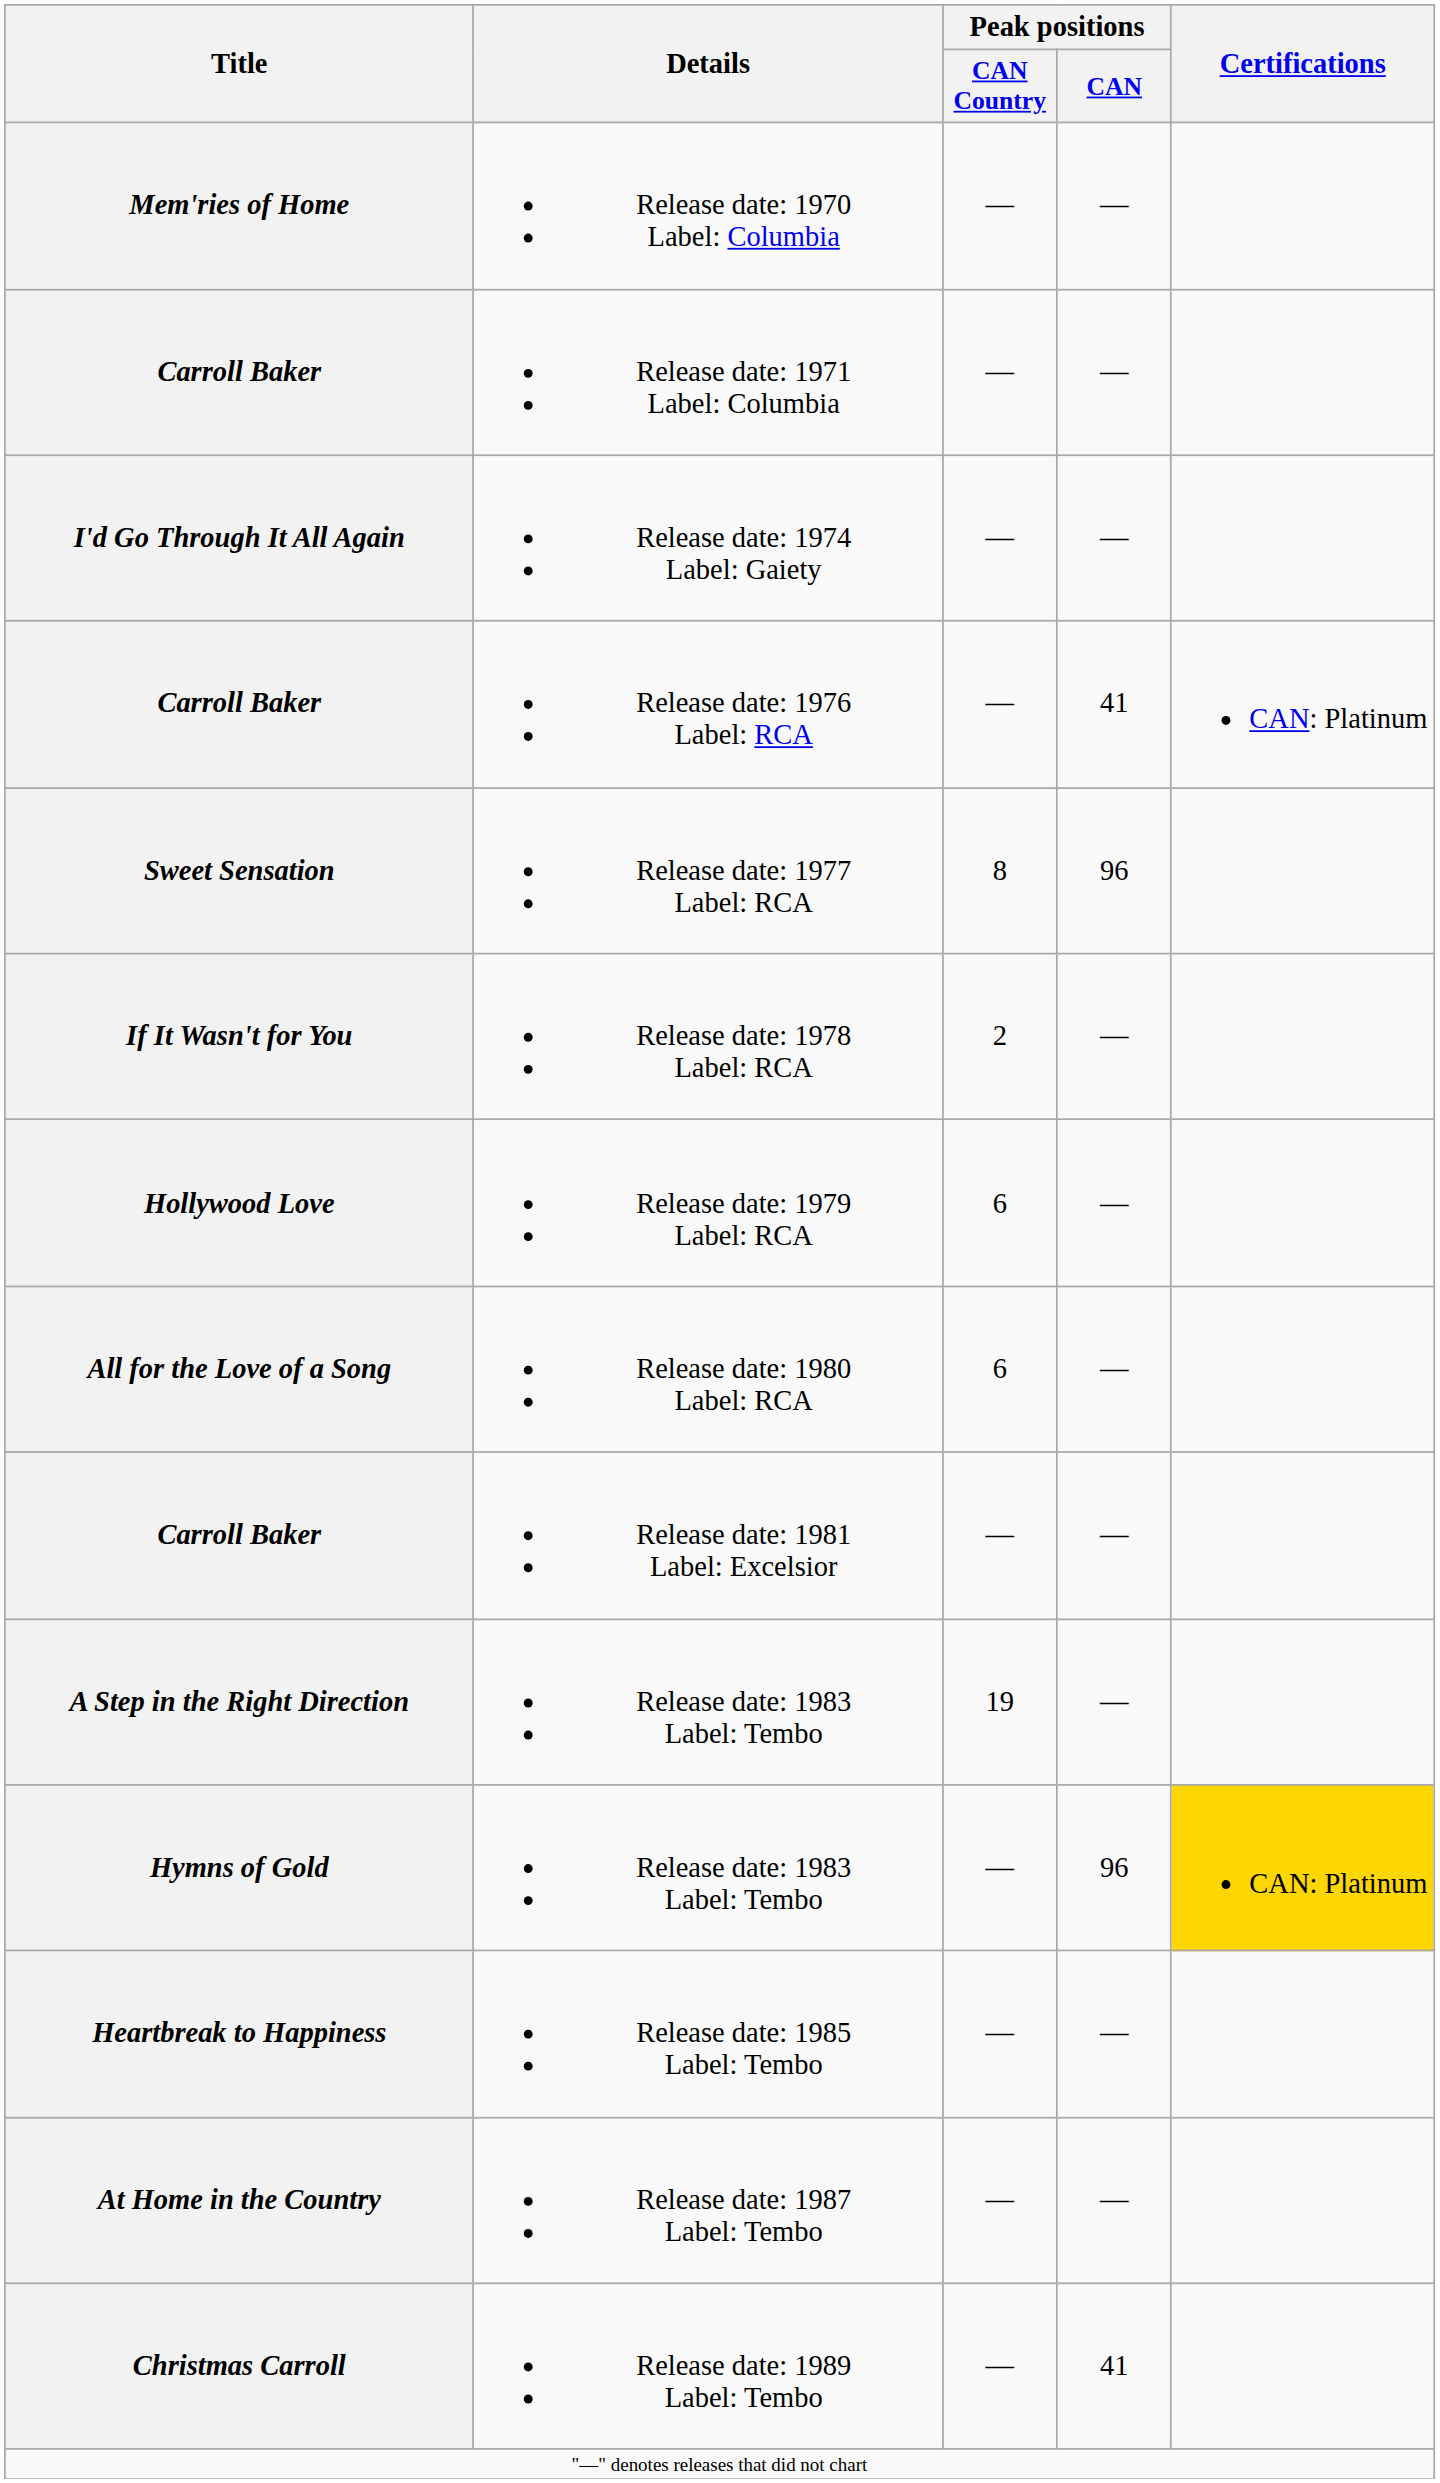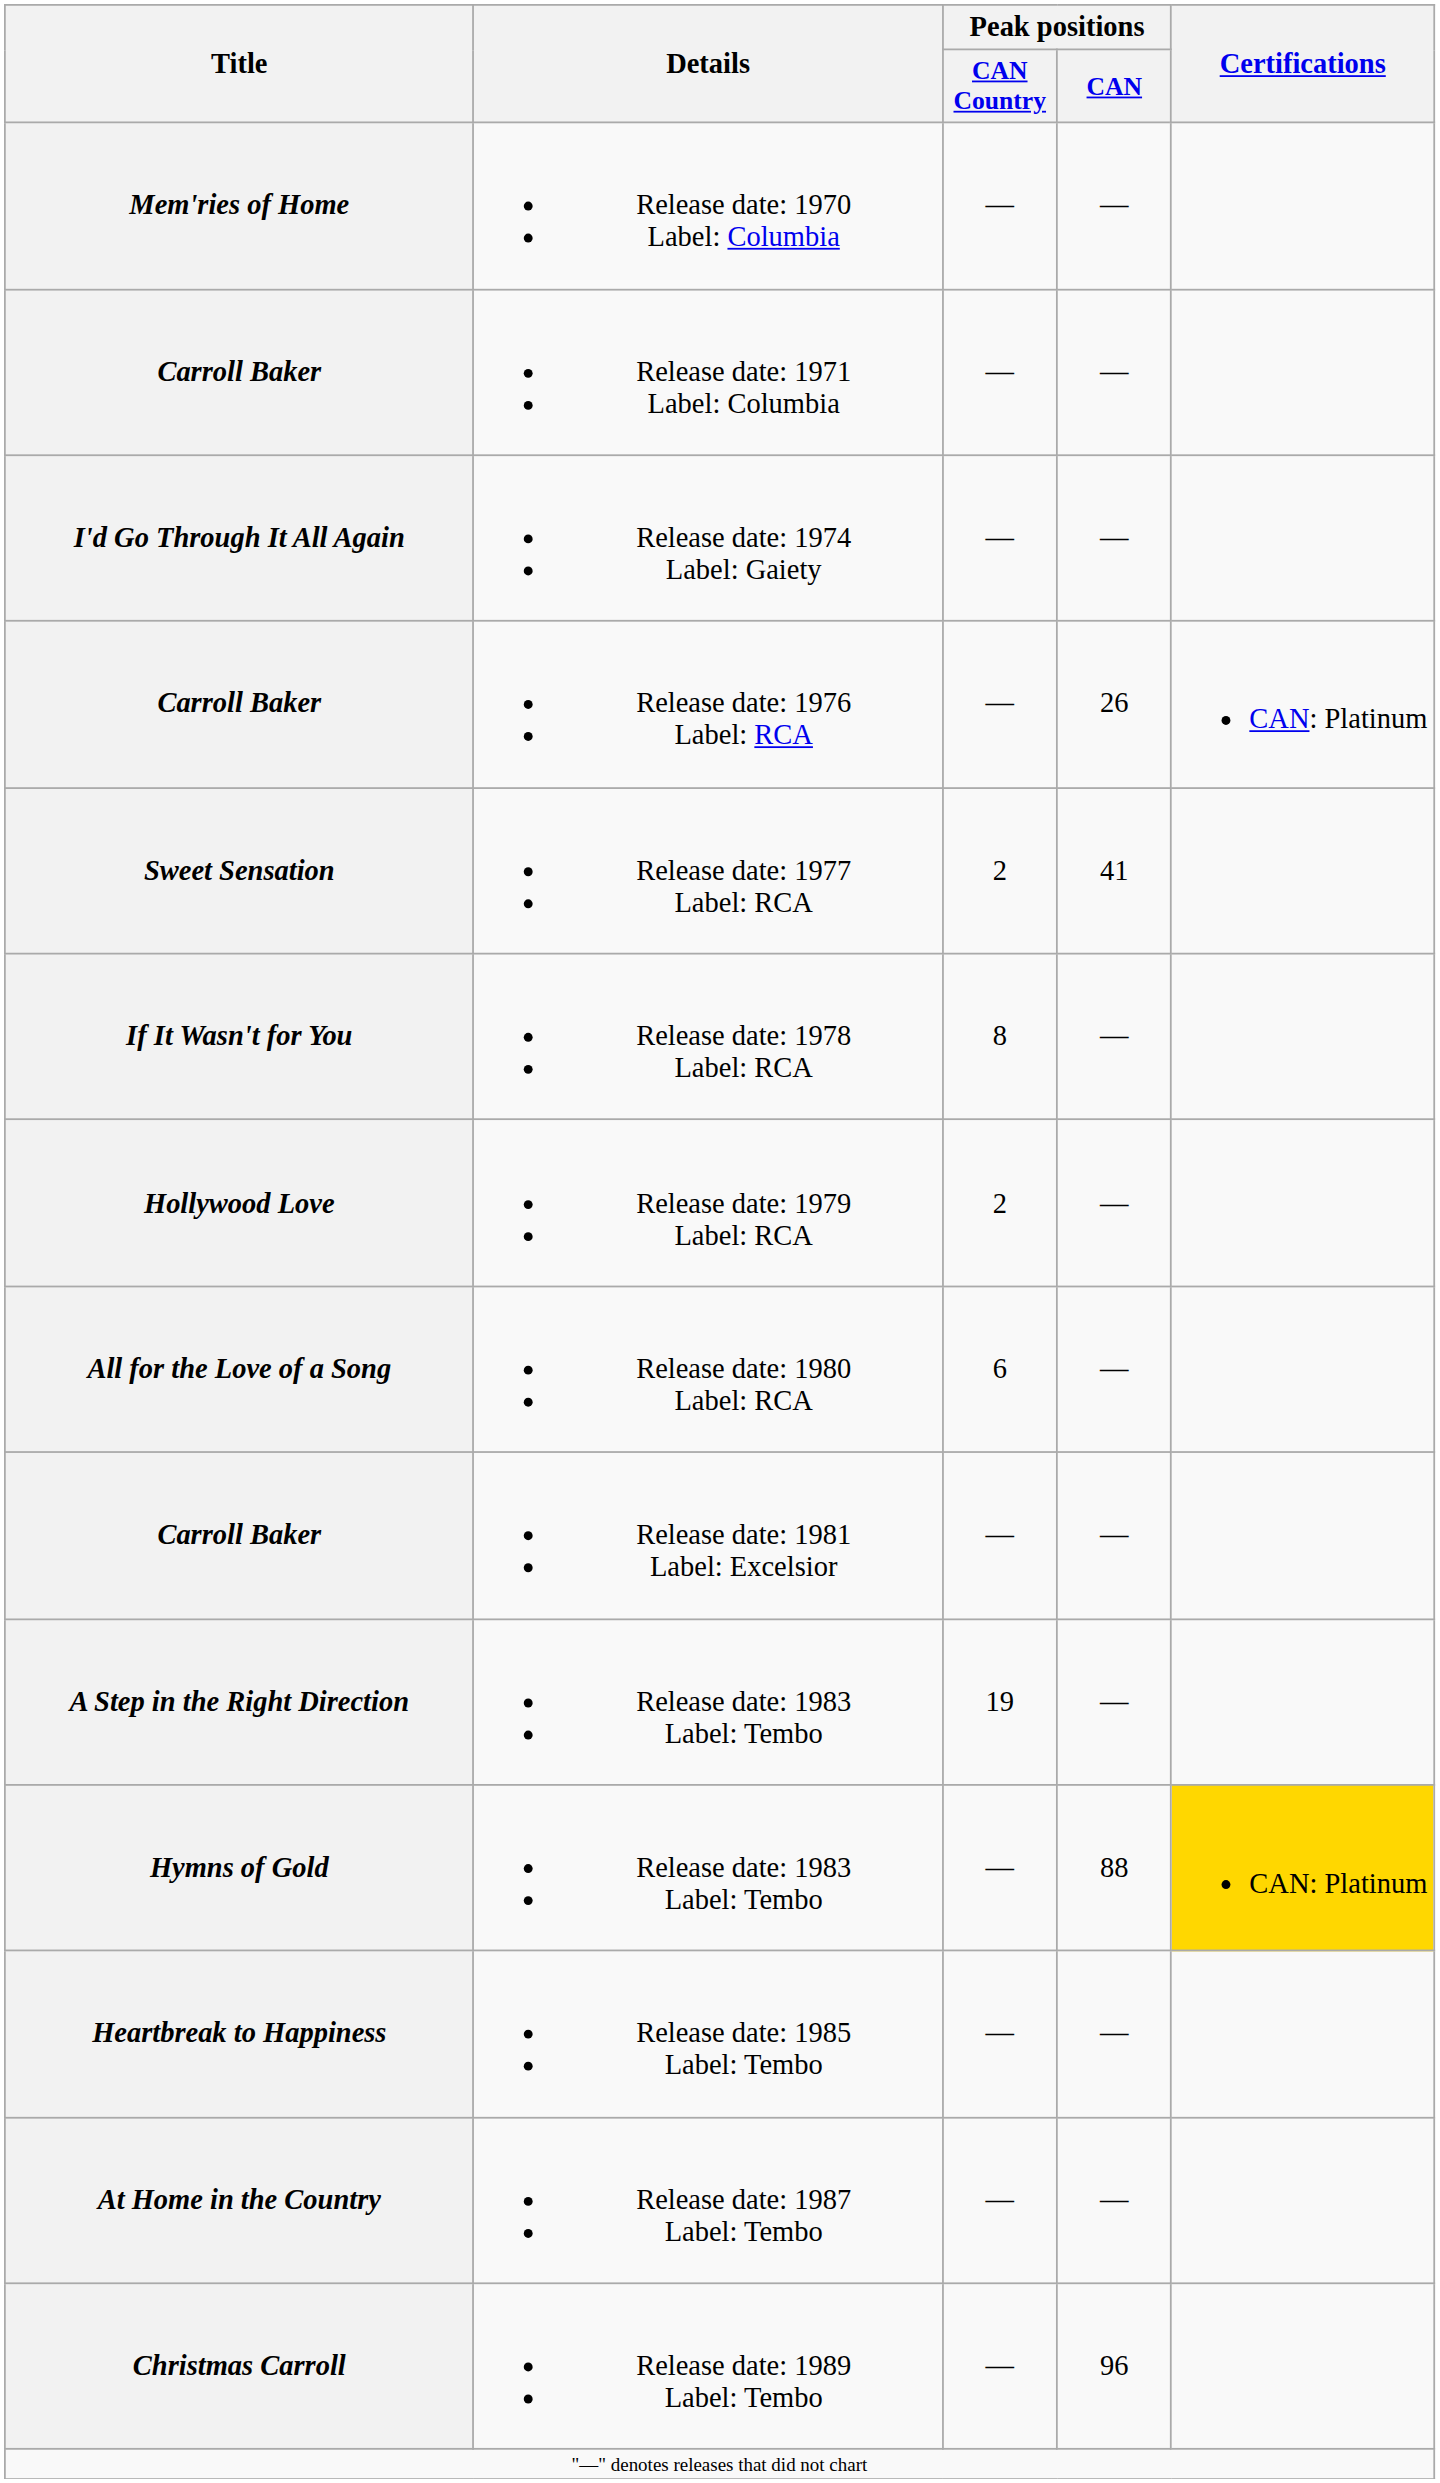(1114, 703) 41 -> (1114, 703) 26
(1000, 870) 8 -> (1000, 870) 2
(1114, 870) 96 -> (1114, 870) 41
(1000, 1036) 2 -> (1000, 1036) 8
(1000, 1202) 6 -> (1000, 1202) 2
(1114, 1867) 96 -> (1114, 1867) 88
(1114, 2366) 41 -> (1114, 2366) 96
